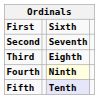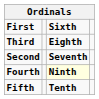rows swapped: (23, 42) <-> (20, 57)
(63, 87) lavender background -> (63, 87) no background
